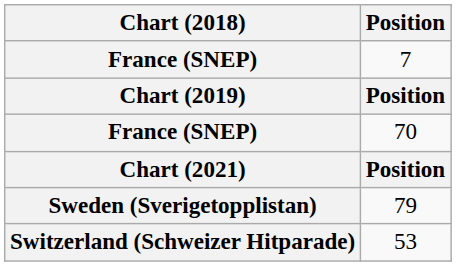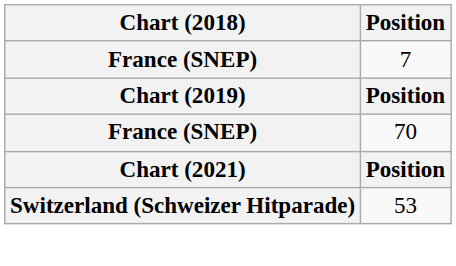- row: (405, 205)
